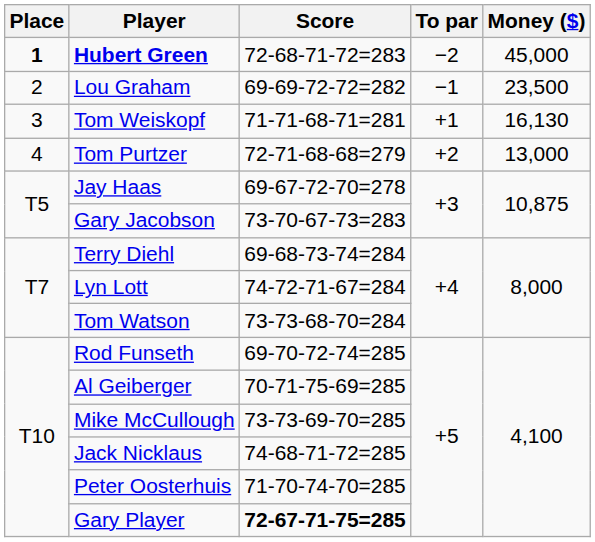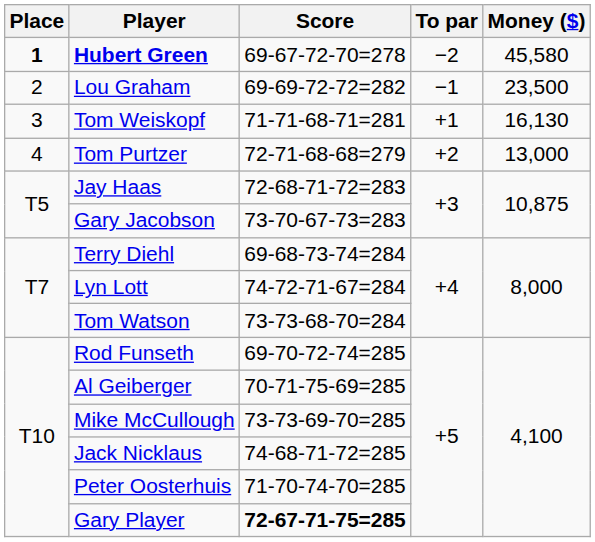(325, 54) 72-68-71-72=283 -> (325, 54) 69-67-72-70=278
(536, 54) 45,000 -> (536, 54) 45,580
(325, 187) 69-67-72-70=278 -> (325, 187) 72-68-71-72=283
